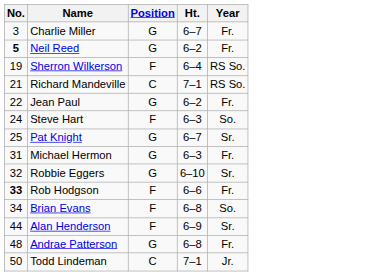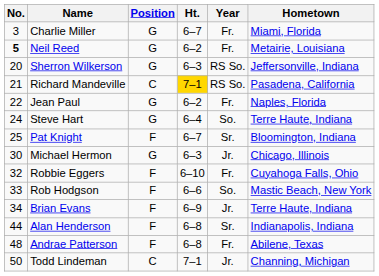+ column: (311, 13)
(16, 66) 19 -> (16, 66) 20
(153, 66) F -> (153, 66) G
(192, 66) 6–4 -> (192, 66) 6–3
(192, 84) no background -> (192, 84) gold background
(153, 119) F -> (153, 119) G
(192, 119) 6–3 -> (192, 119) 6–4
(153, 137) G -> (153, 137) F
(16, 155) 31 -> (16, 155) 30
(228, 155) Fr. -> (228, 155) Jr.
(153, 173) G -> (153, 173) F
(228, 173) Sr. -> (228, 173) Fr.
(16, 191) bold -> (16, 191) normal
(228, 191) Fr. -> (228, 191) So.
(192, 208) 6–8 -> (192, 208) 6–9
(228, 208) So. -> (228, 208) Jr.
(192, 226) 6–9 -> (192, 226) 6–8
(153, 244) G -> (153, 244) F
